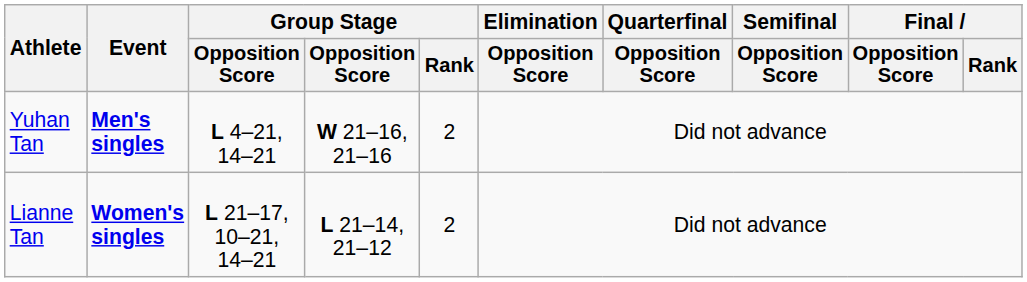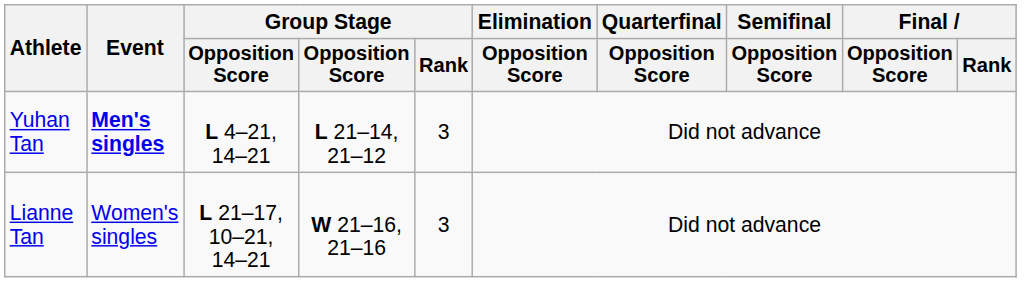(362, 144) W 21–16, 21–16 -> (357, 144) L 21–14, 21–12
(449, 132) 2 -> (444, 132) 3
(138, 225) bold -> (135, 225) normal
(362, 236) L 21–14, 21–12 -> (357, 236) W 21–16, 21–16
(449, 225) 2 -> (444, 225) 3
